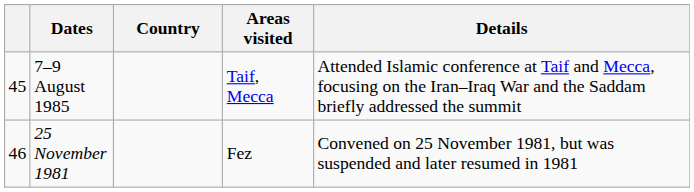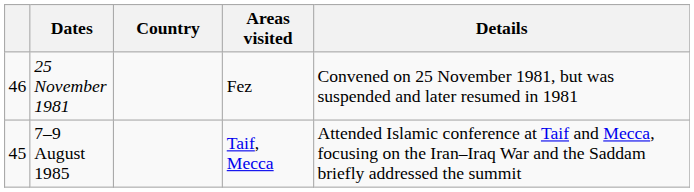rows swapped: (60, 85) <-> (70, 153)
